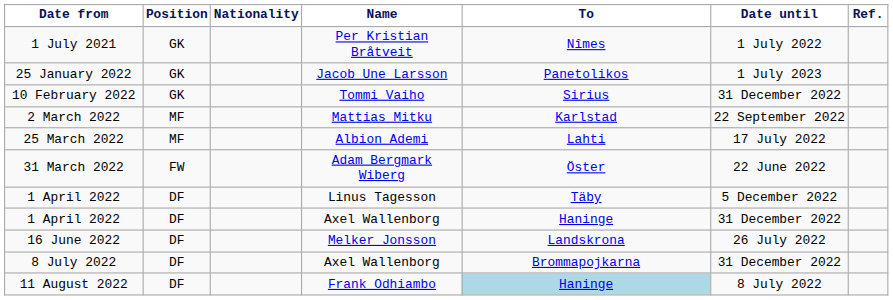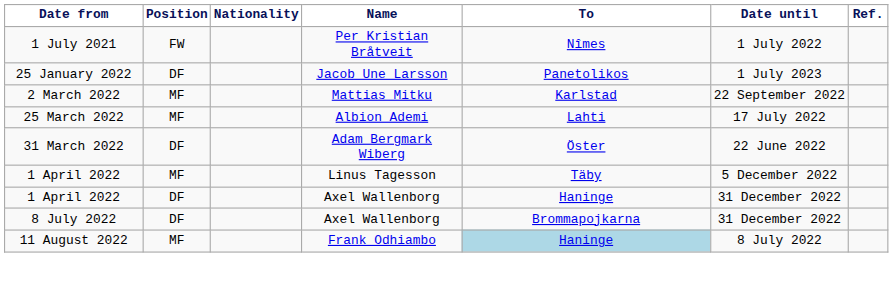(177, 44) GK -> (177, 44) FW
(177, 74) GK -> (177, 74) DF
- row: (74, 95)
(177, 168) FW -> (177, 146) DF
(177, 197) DF -> (177, 176) MF
- row: (74, 240)
(177, 284) DF -> (177, 240) MF
